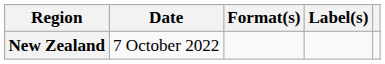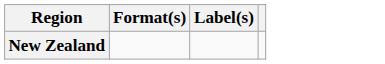- column: (166, 18)
